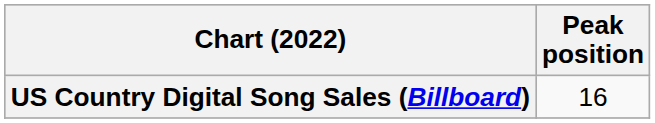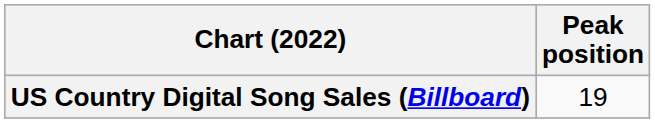(593, 96) 16 -> (593, 96) 19
